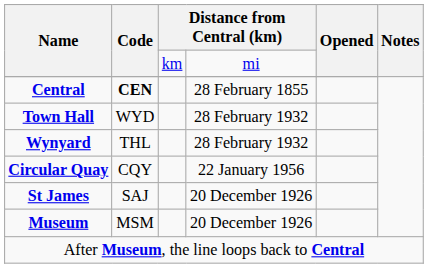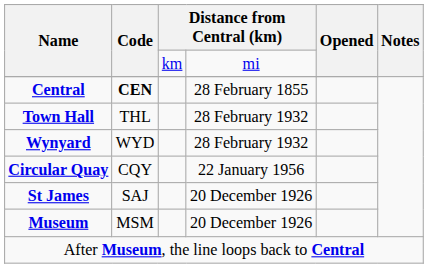(135, 116) WYD -> (135, 116) THL
(135, 143) THL -> (135, 143) WYD
